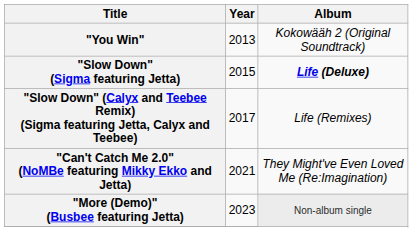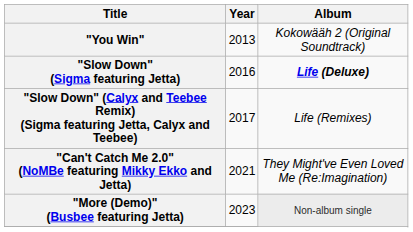(242, 72) 2015 -> (242, 72) 2016
